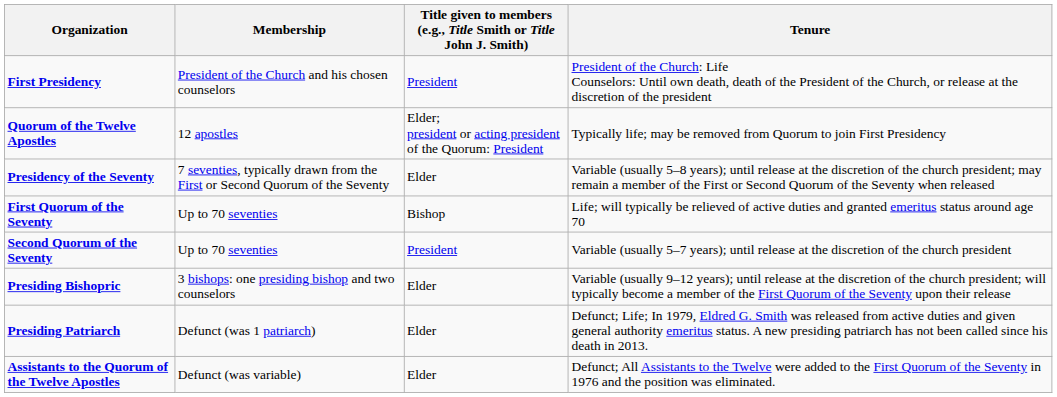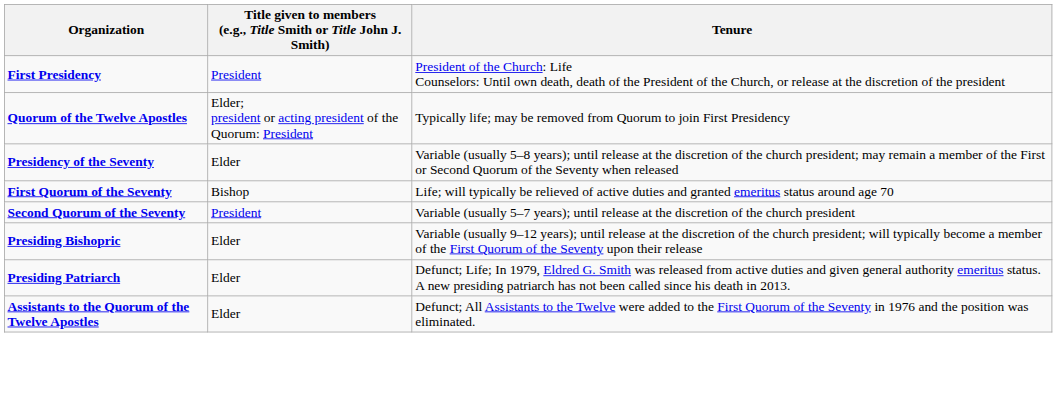- column: (289, 30)
